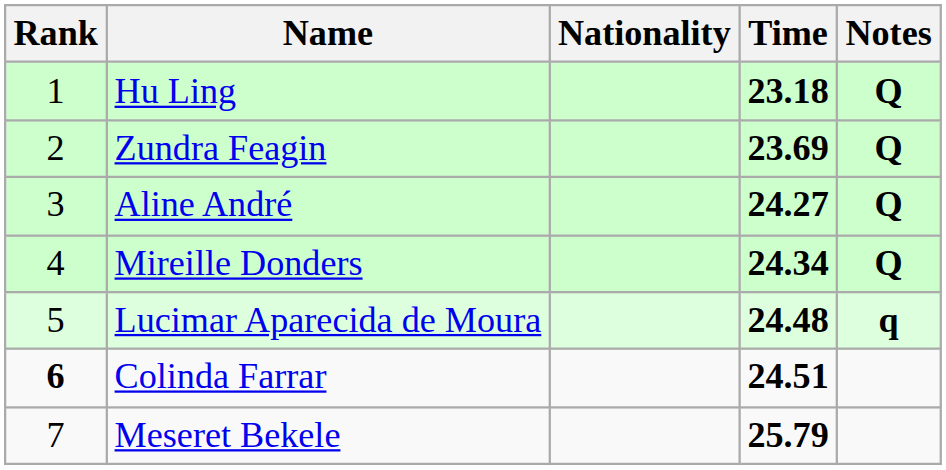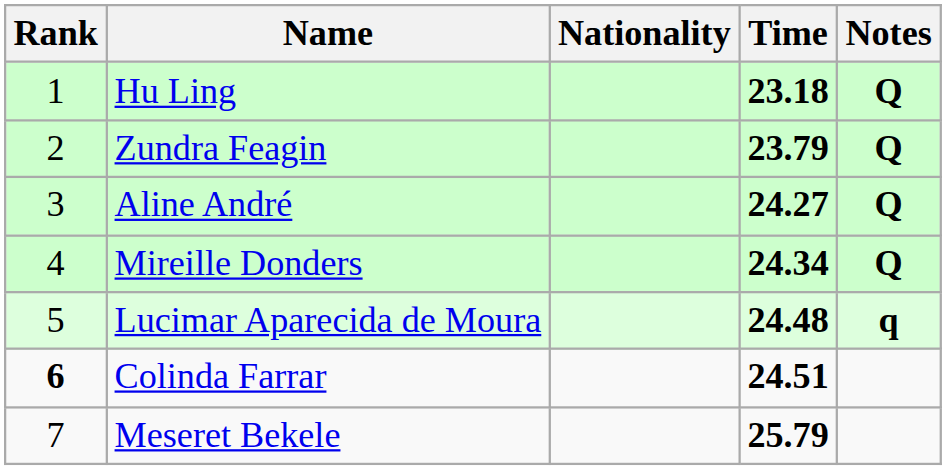(788, 147) 23.69 -> (788, 147) 23.79
